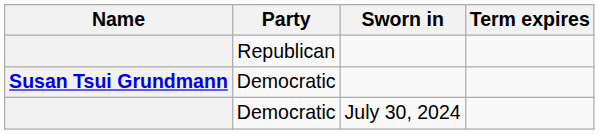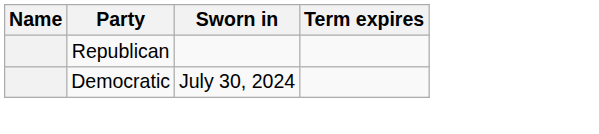- row: (118, 81)
